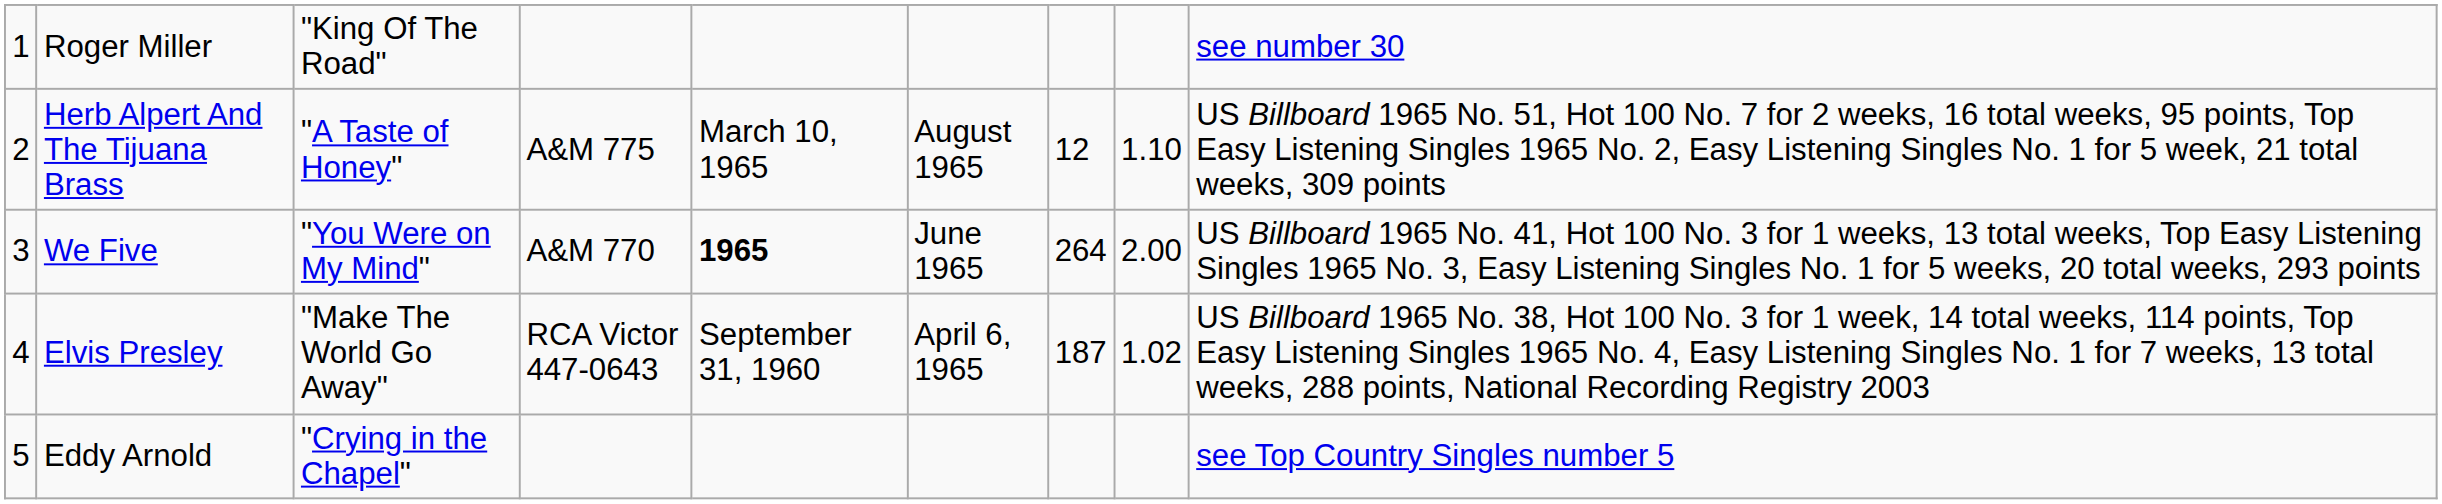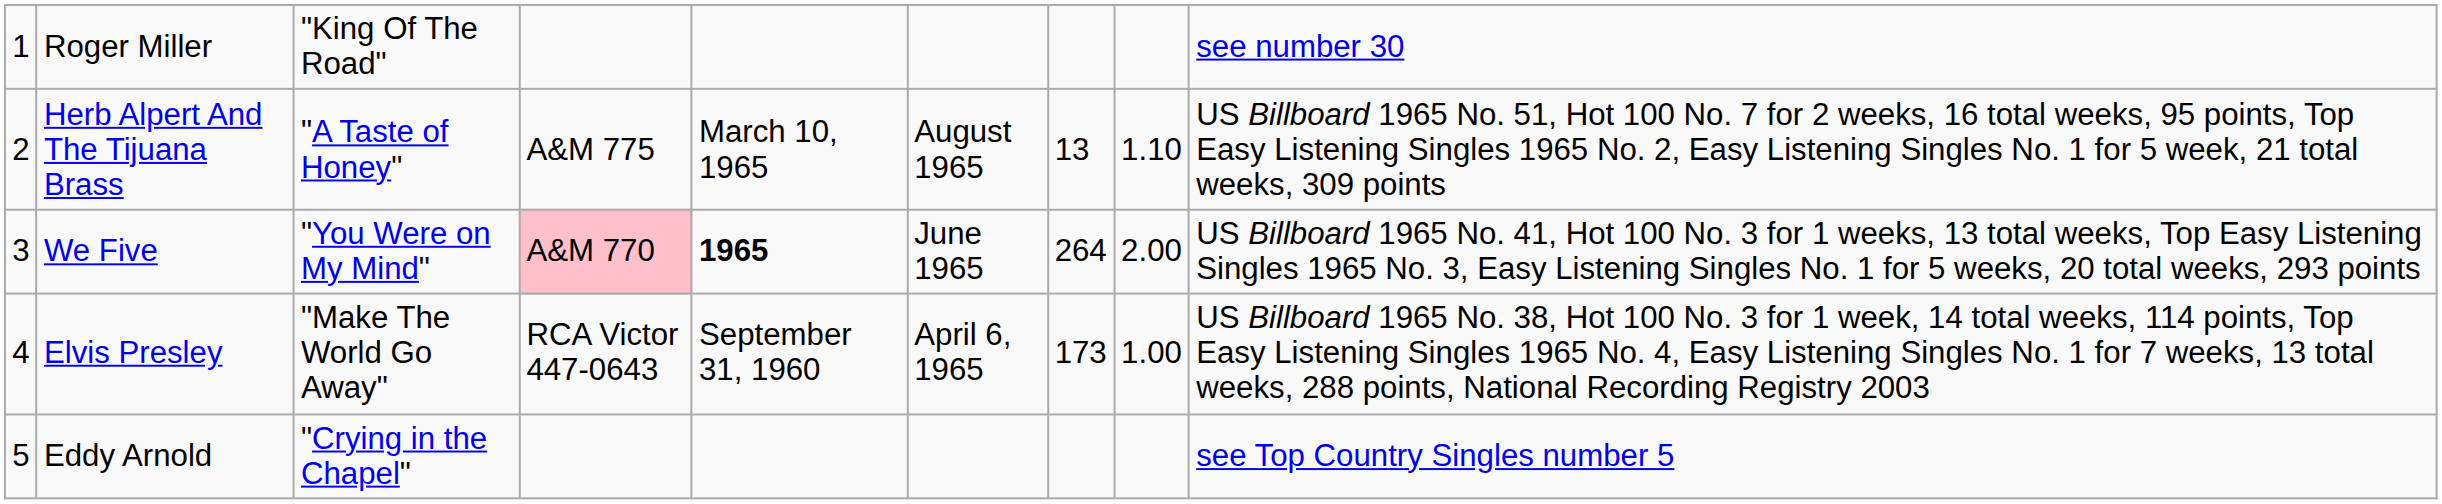(1072, 148) 12 -> (1072, 148) 13
(591, 251) no background -> (591, 251) pink background
(1081, 353) 187 -> (1081, 353) 173
(1151, 353) 1.02 -> (1151, 353) 1.00
